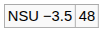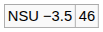(87, 16) 48 -> (87, 16) 46
